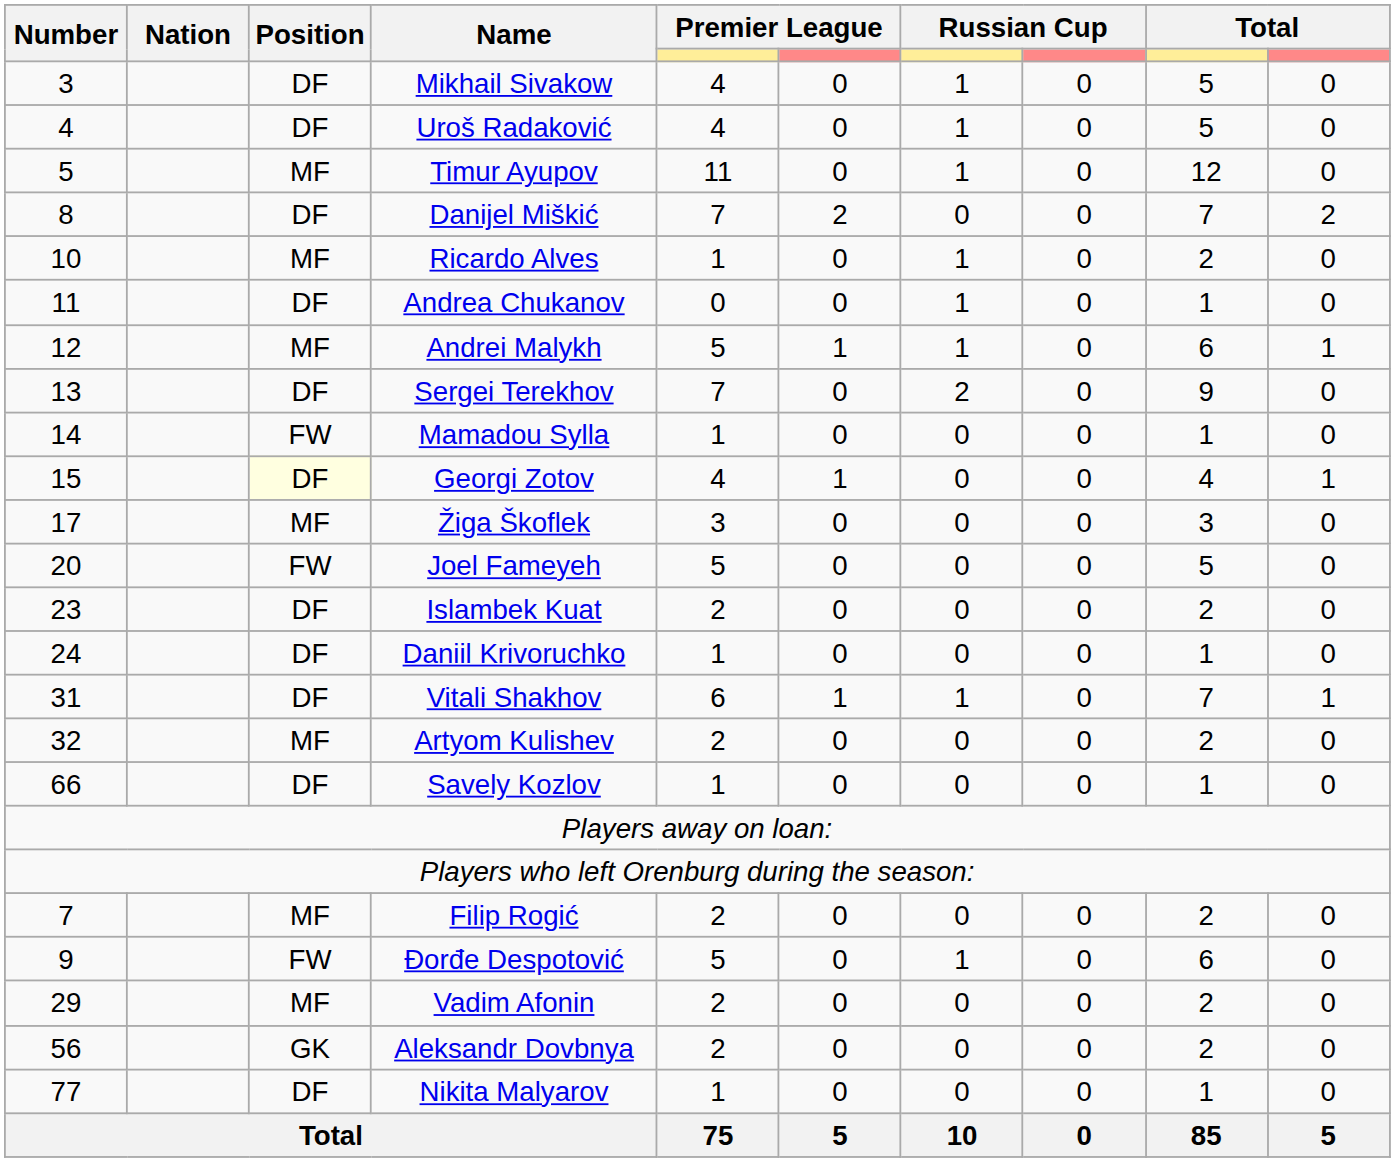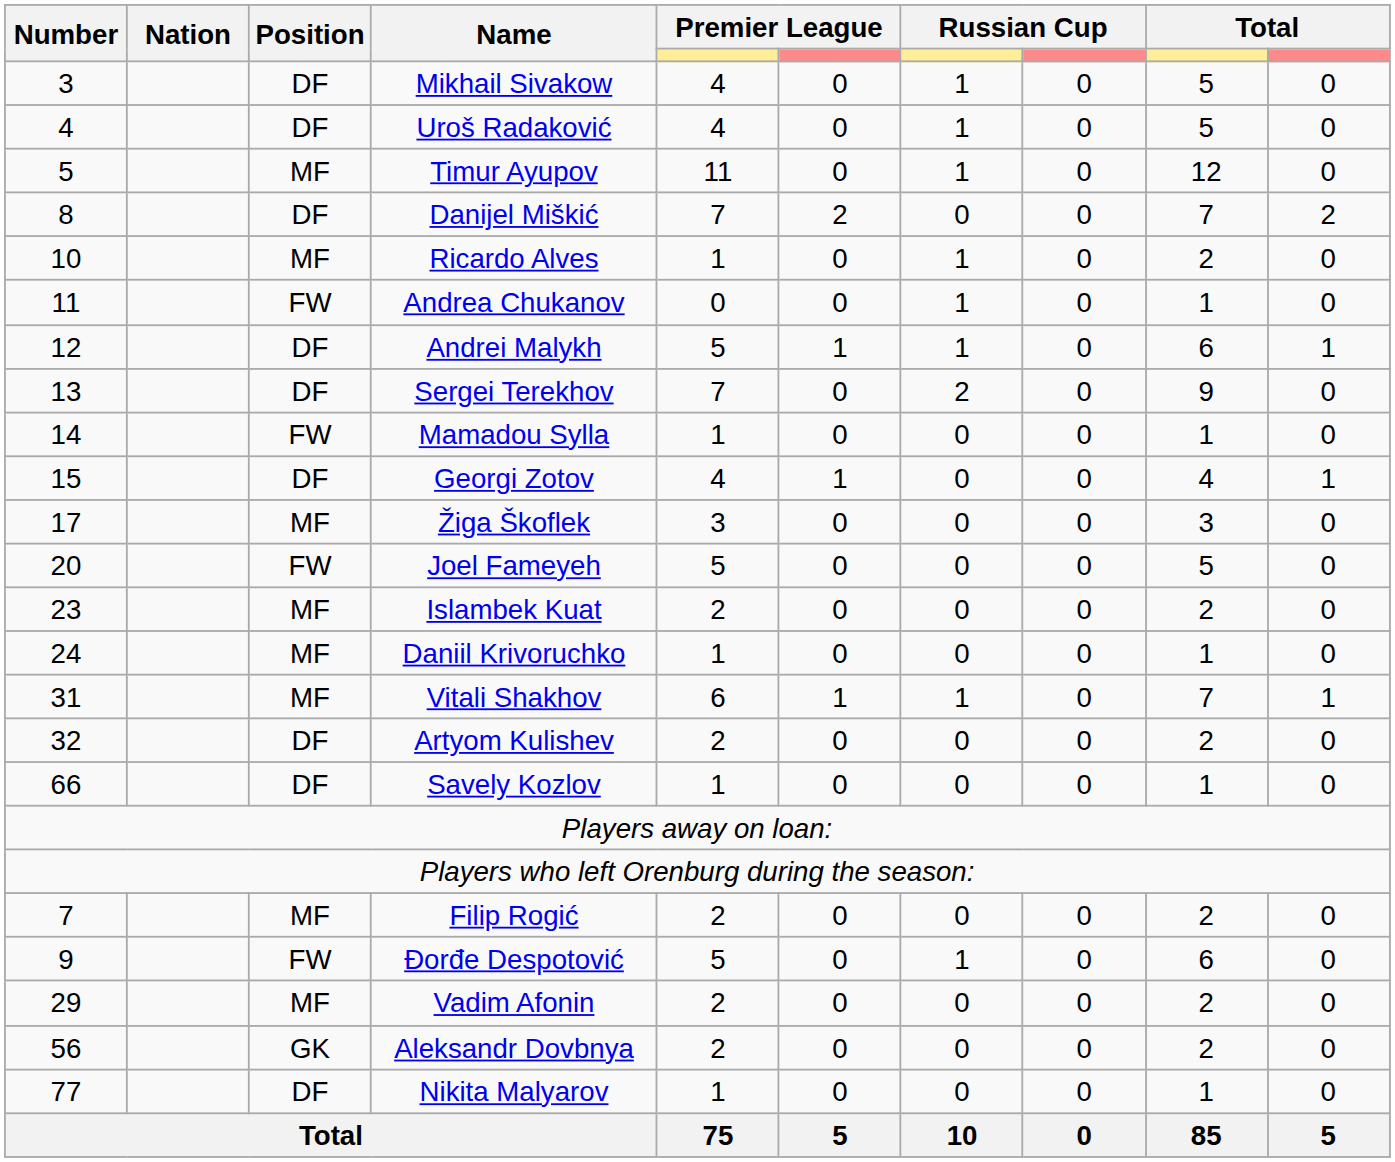(310, 303) DF -> (310, 303) FW
(310, 346) MF -> (310, 346) DF
(310, 478) lightyellow background -> (310, 478) no background
(310, 609) DF -> (310, 609) MF
(310, 653) DF -> (310, 653) MF
(310, 697) DF -> (310, 697) MF
(310, 741) MF -> (310, 741) DF
